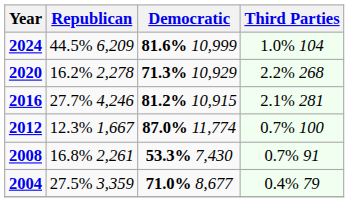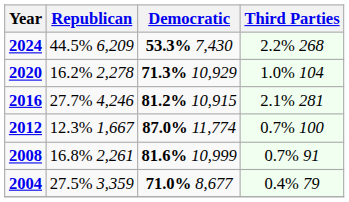(189, 46) 81.6% 10,999 -> (189, 46) 53.3% 7,430
(292, 46) 1.0% 104 -> (292, 46) 2.2% 268
(292, 73) 2.2% 268 -> (292, 73) 1.0% 104
(189, 155) 53.3% 7,430 -> (189, 155) 81.6% 10,999
